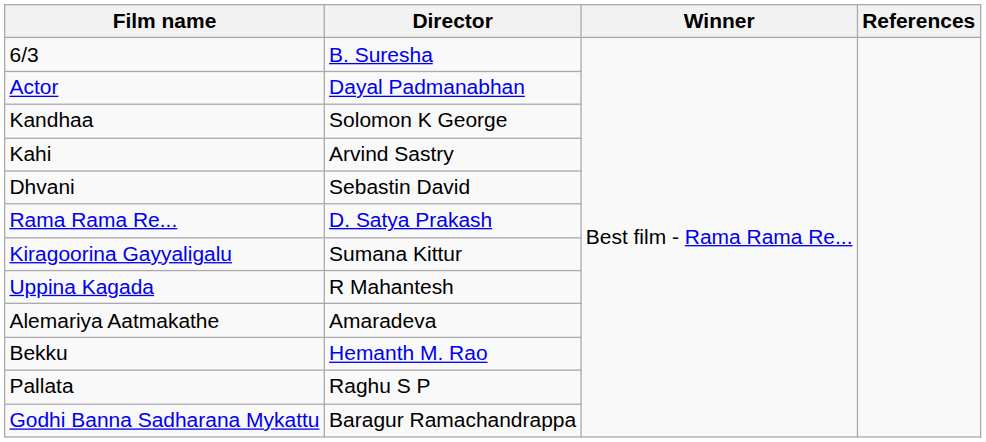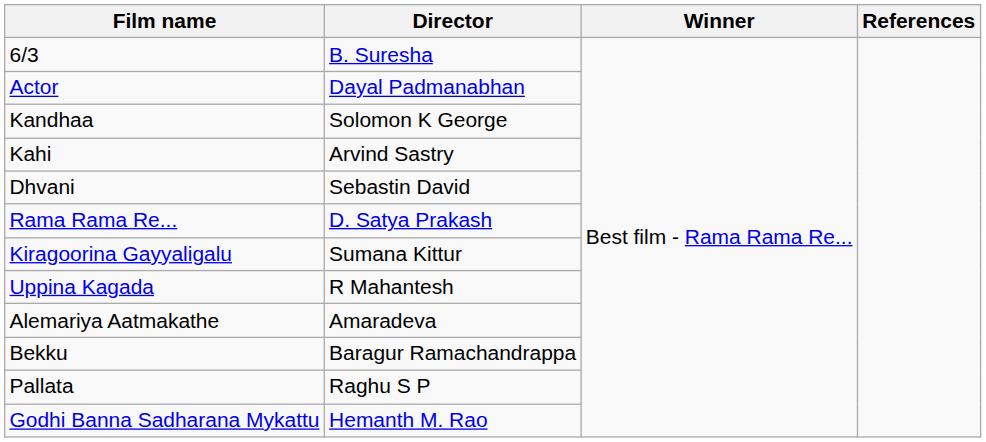(408, 353) Hemanth M. Rao -> (453, 353) Baragur Ramachandrappa
(453, 420) Baragur Ramachandrappa -> (408, 420) Hemanth M. Rao
